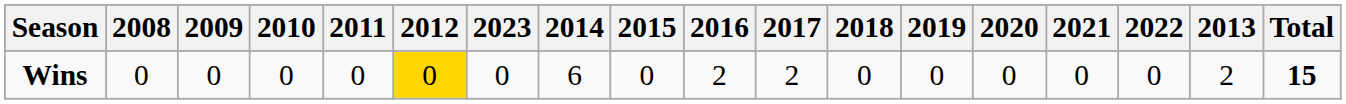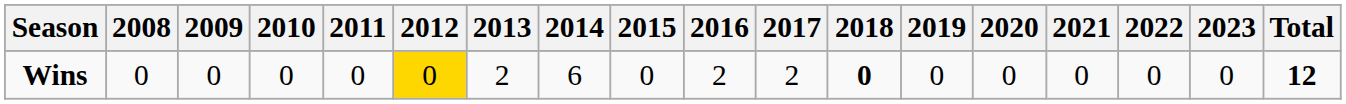columns swapped: (1227, 27) <-> (502, 27)
(864, 74) normal -> (864, 74) bold
(1302, 74) 15 -> (1302, 74) 12
